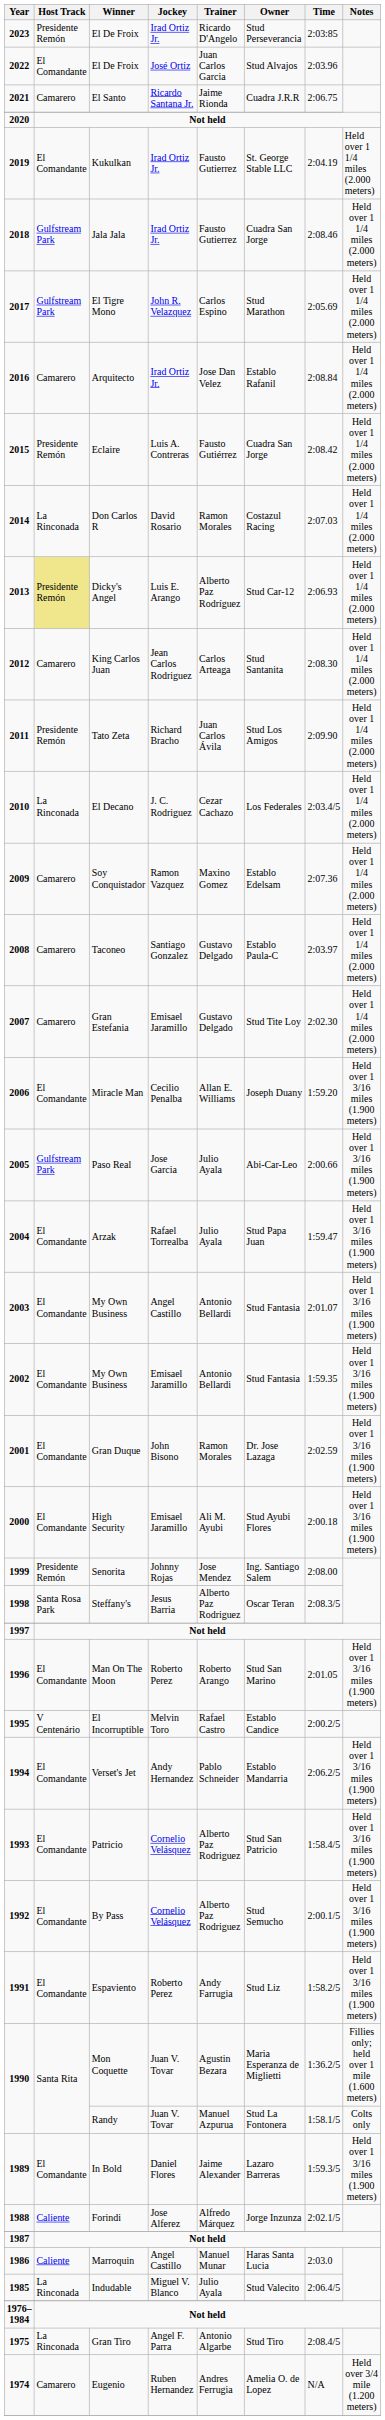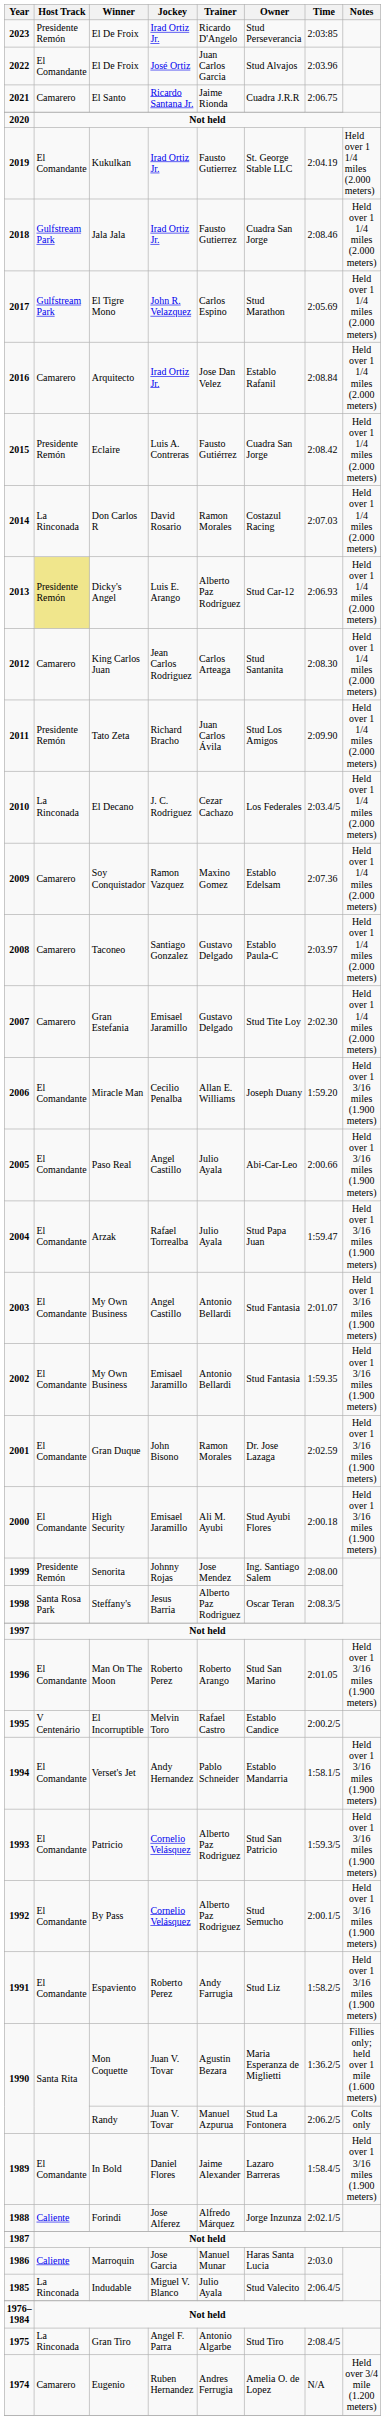(59, 1165) Gulfstream Park -> (62, 1165) El Comandante
(164, 1165) Jose Garcia -> (166, 1165) Angel Castillo
(324, 1773) 2:06.2/5 -> (324, 1773) 1:58.1/5
(324, 1844) 1:58.4/5 -> (324, 1844) 1:59.3/5
(324, 2119) 1:58.1/5 -> (324, 2119) 2:06.2/5
(324, 2169) 1:59.3/5 -> (324, 2169) 1:58.4/5
(166, 2260) Angel Castillo -> (164, 2260) Jose Garcia
